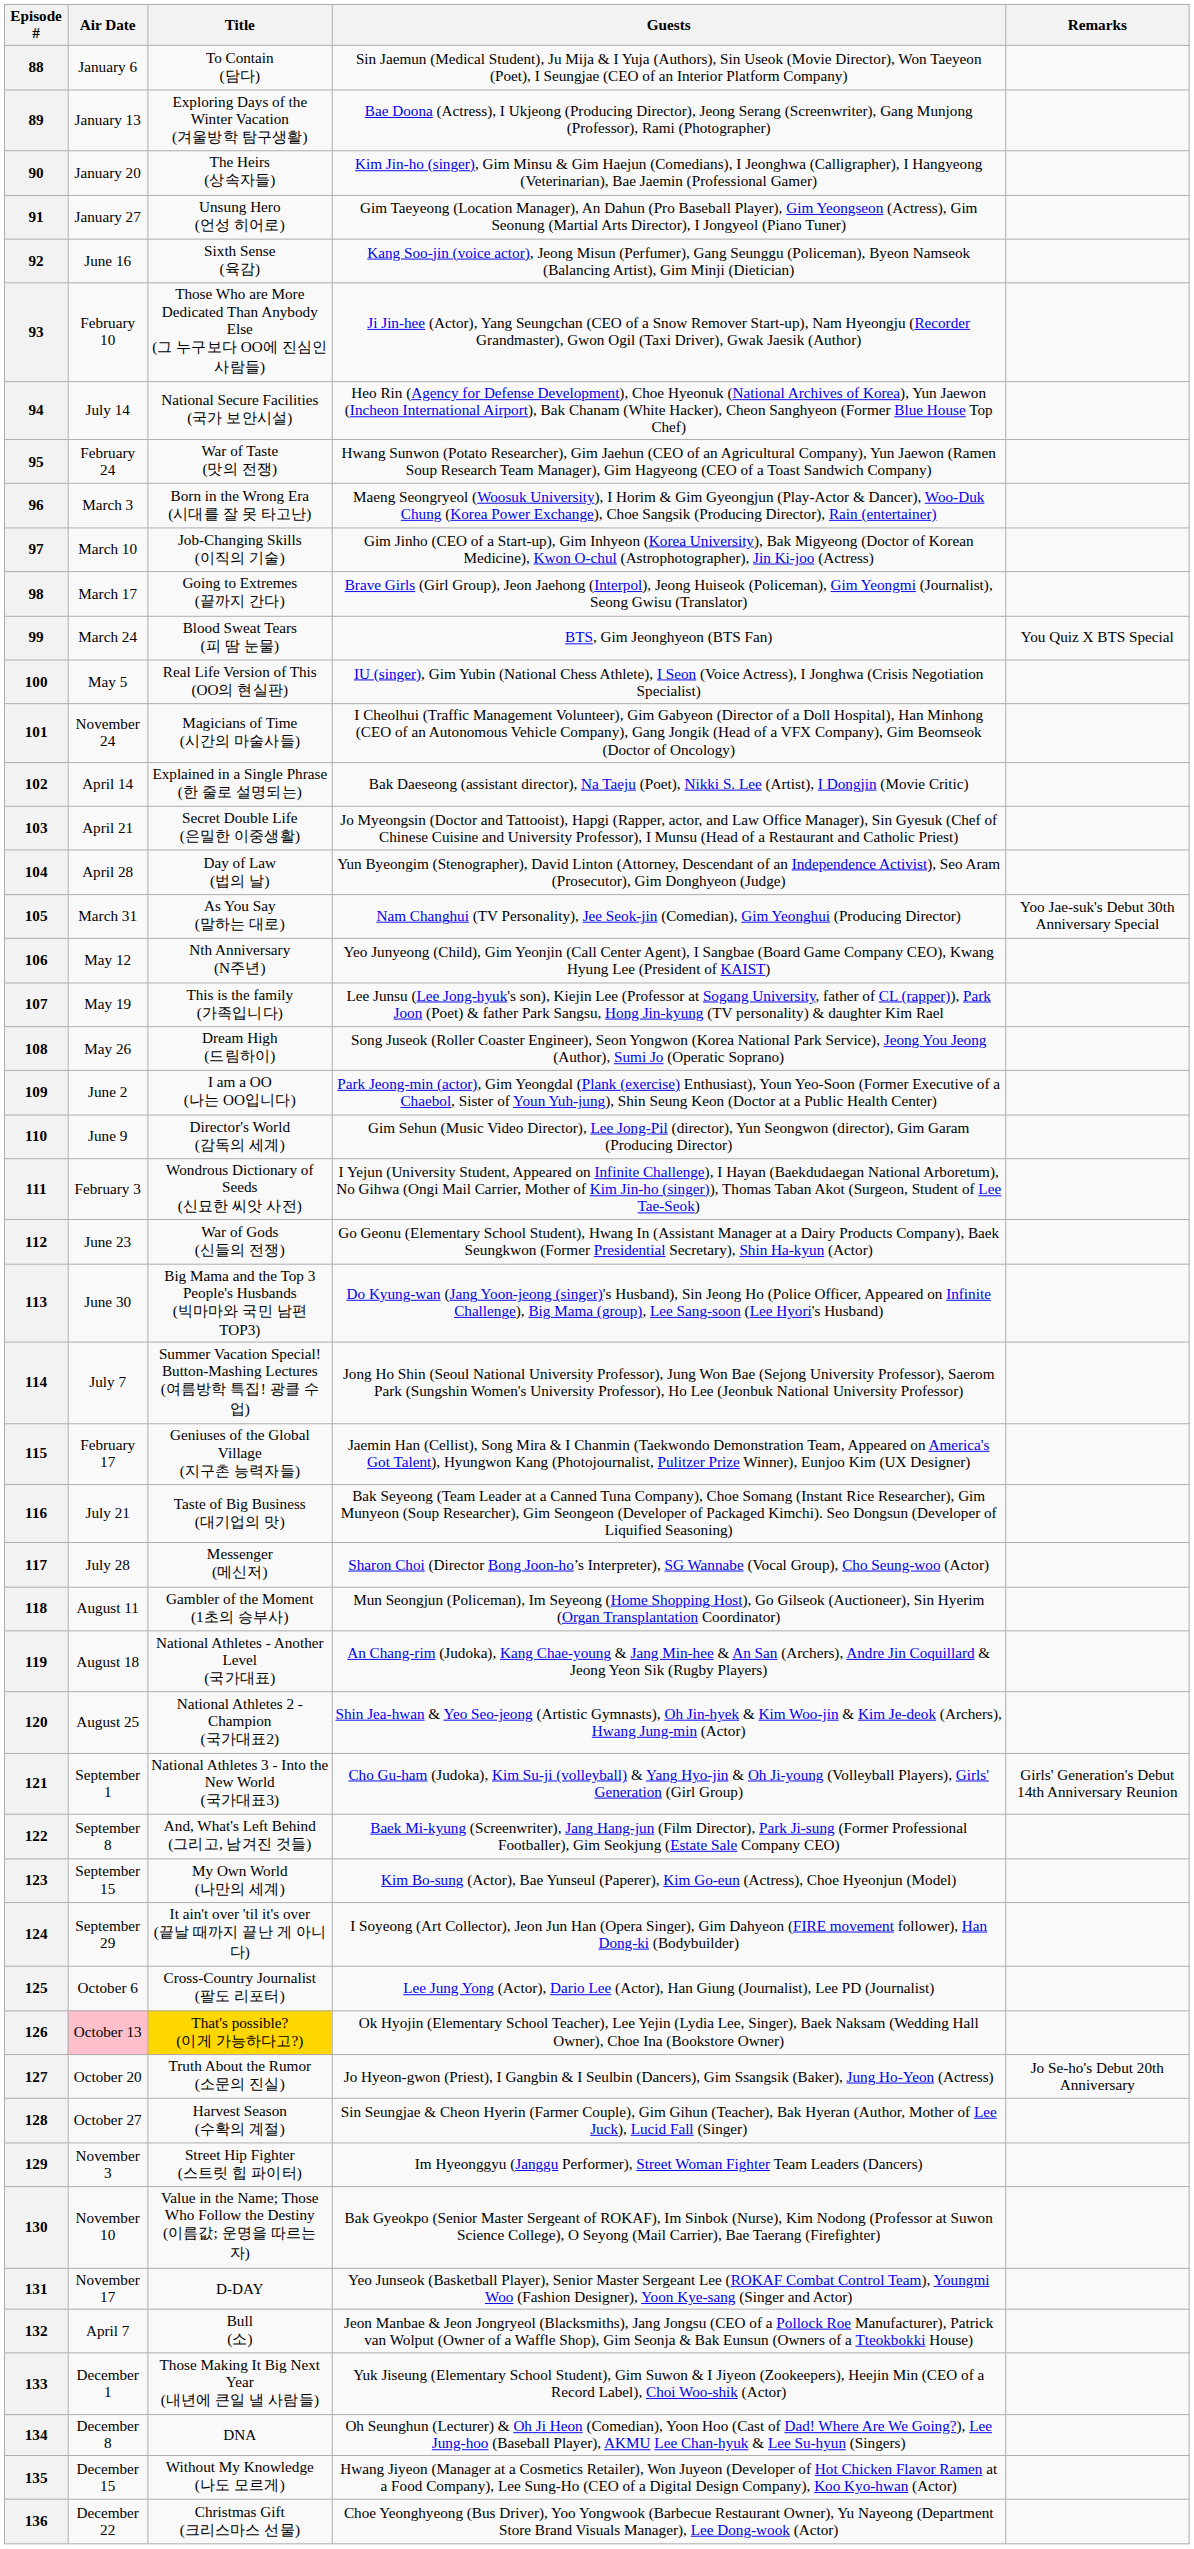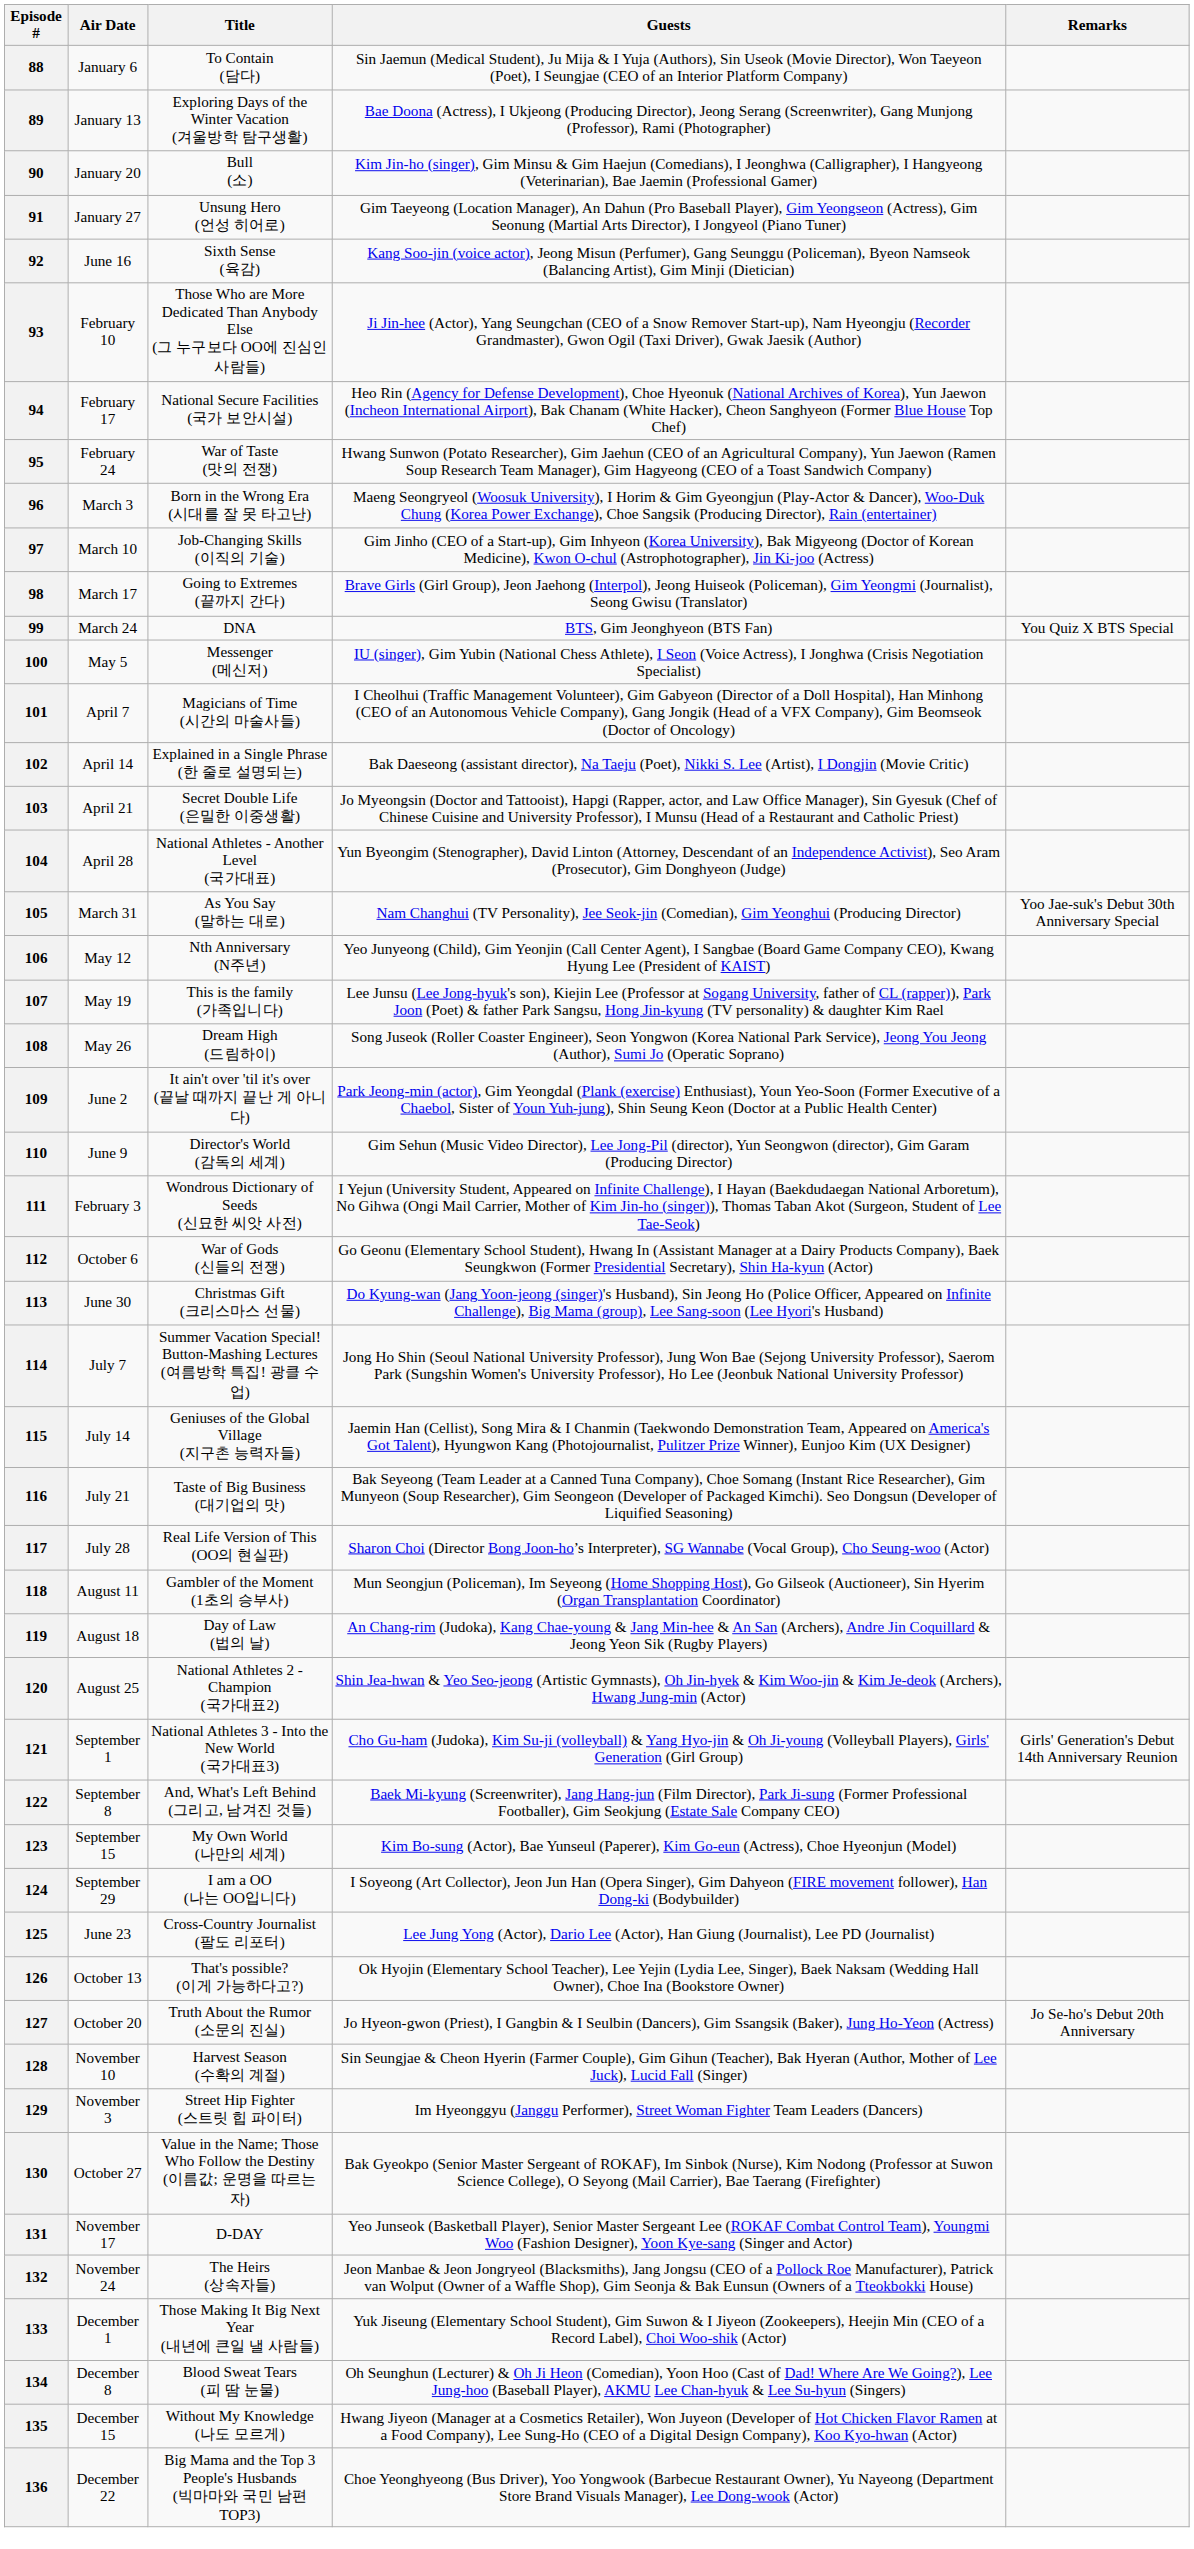(240, 171) The Heirs (상속자들) -> (240, 171) Bull (소)
(108, 410) July 14 -> (108, 410) February 17
(240, 636) Blood Sweat Tears (피 땀 눈물) -> (240, 627) DNA
(240, 680) Real Life Version of This (OO의 현실판) -> (240, 661) Messenger (메신저)
(108, 733) November 24 -> (108, 713) April 7
(240, 871) Day of Law (법의 날) -> (240, 860) National Athletes - Another Level (국가대표)
(240, 1091) I am a OO (나는 OO입니다) -> (240, 1098) It ain't over 'til it's over (끝날 때까지 끝난 게 아니다)
(108, 1241) June 23 -> (108, 1259) October 6
(240, 1303) Big Mama and the Top 3 People's Husbands (빅마마와 국민 남편 TOP3) -> (240, 1302) Christmas Gift (크리스마스 선물)
(108, 1453) February 17 -> (108, 1436) July 14
(240, 1563) Messenger (메신저) -> (240, 1546) Real Life Version of This (OO의 현실판)
(240, 1660) National Athletes - Another Level (국가대표) -> (240, 1634) Day of Law (법의 날)
(240, 1933) It ain't over 'til it's over (끝날 때까지 끝난 게 아니다) -> (240, 1889) I am a OO (나는 OO입니다)
(108, 1988) October 6 -> (108, 1934) June 23
(108, 2032) pink background -> (108, 1978) no background
(240, 2031) gold background -> (240, 1977) no background
(108, 2120) October 27 -> (108, 2066) November 10
(108, 2227) November 10 -> (108, 2173) October 27
(108, 2331) April 7 -> (108, 2276) November 24
(240, 2330) Bull (소) -> (240, 2276) The Heirs (상속자들)
(240, 2434) DNA -> (240, 2381) Blood Sweat Tears (피 땀 눈물)
(240, 2520) Christmas Gift (크리스마스 선물) -> (240, 2487) Big Mama and the Top 3 People's Husbands (빅마마와 국민 남편 TOP3)
